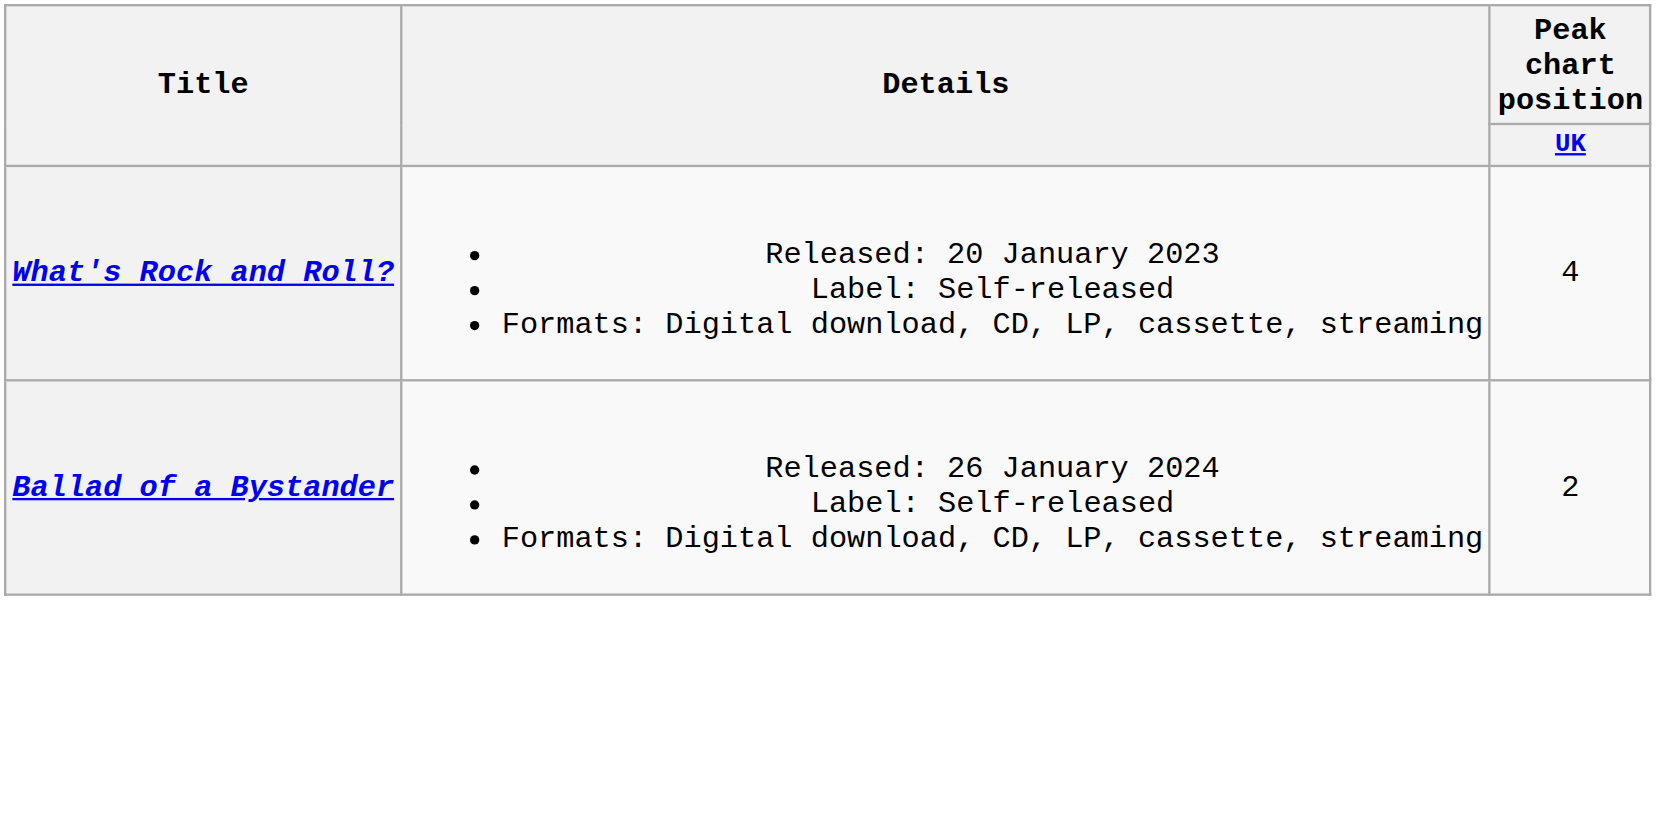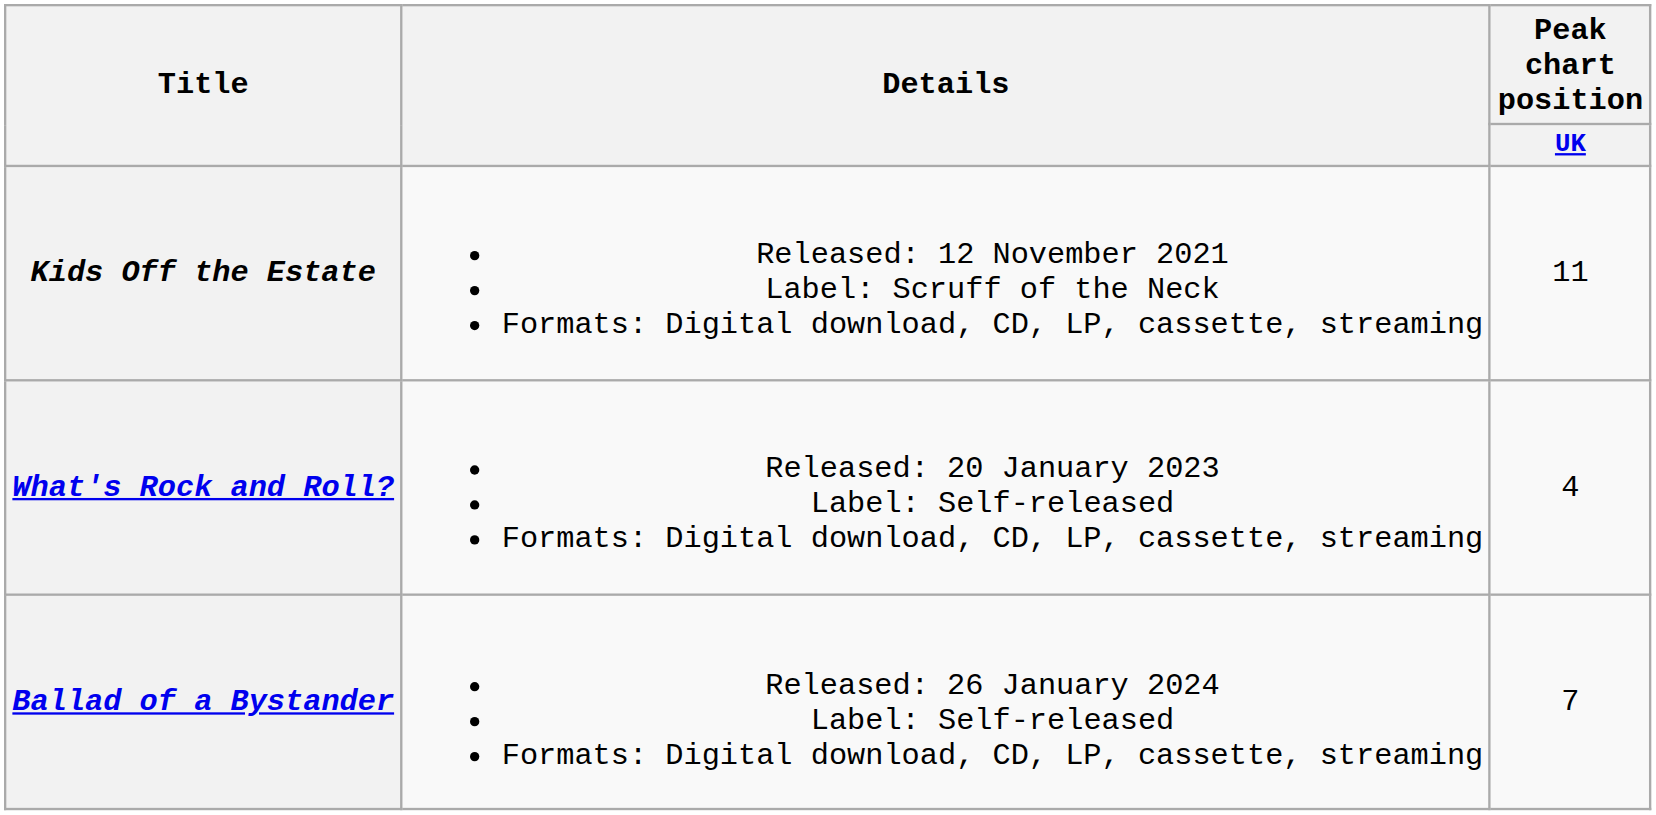+ row: (203, 272)
(1570, 487) 2 -> (1570, 702) 7
